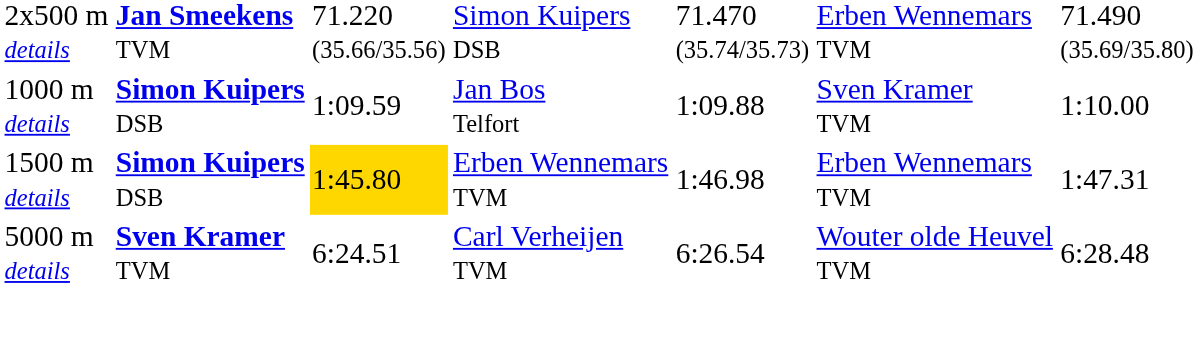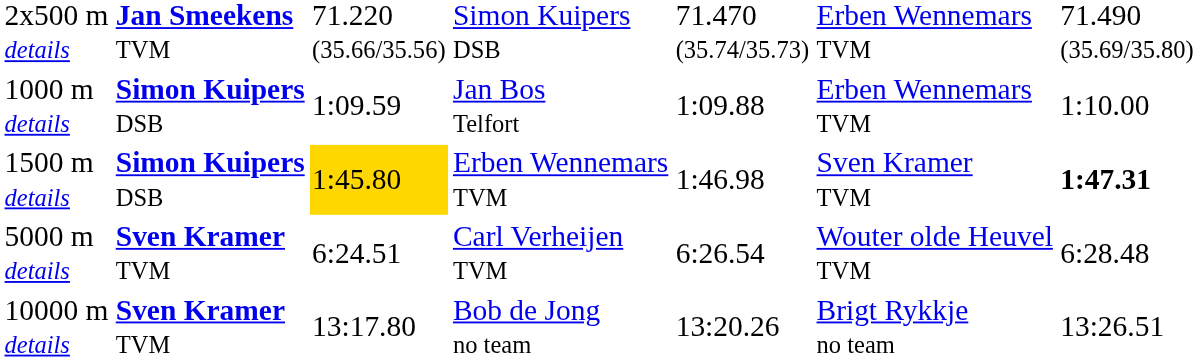(895, 105) Sven Kramer TVM -> (924, 105) Erben Wennemars TVM
(924, 179) Erben Wennemars TVM -> (895, 179) Sven Kramer TVM
(1105, 179) normal -> (1106, 179) bold
+ row: (56, 326)
